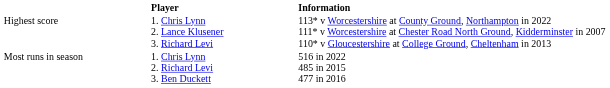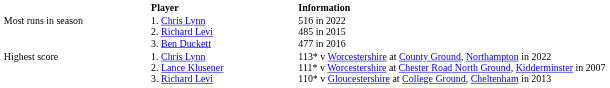rows swapped: (31, 21) <-> (43, 57)
